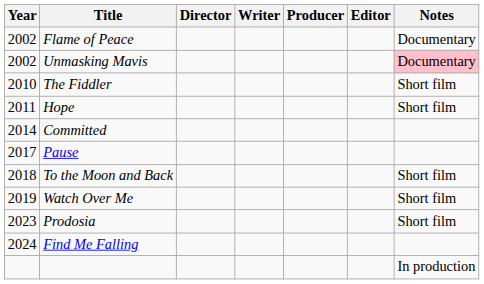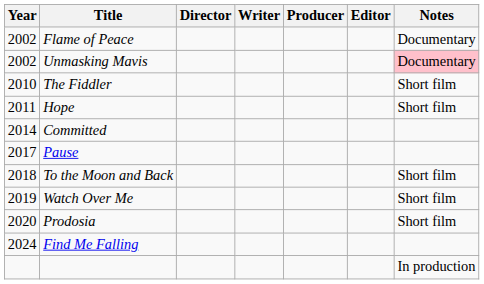(22, 221) 2023 -> (22, 221) 2020
